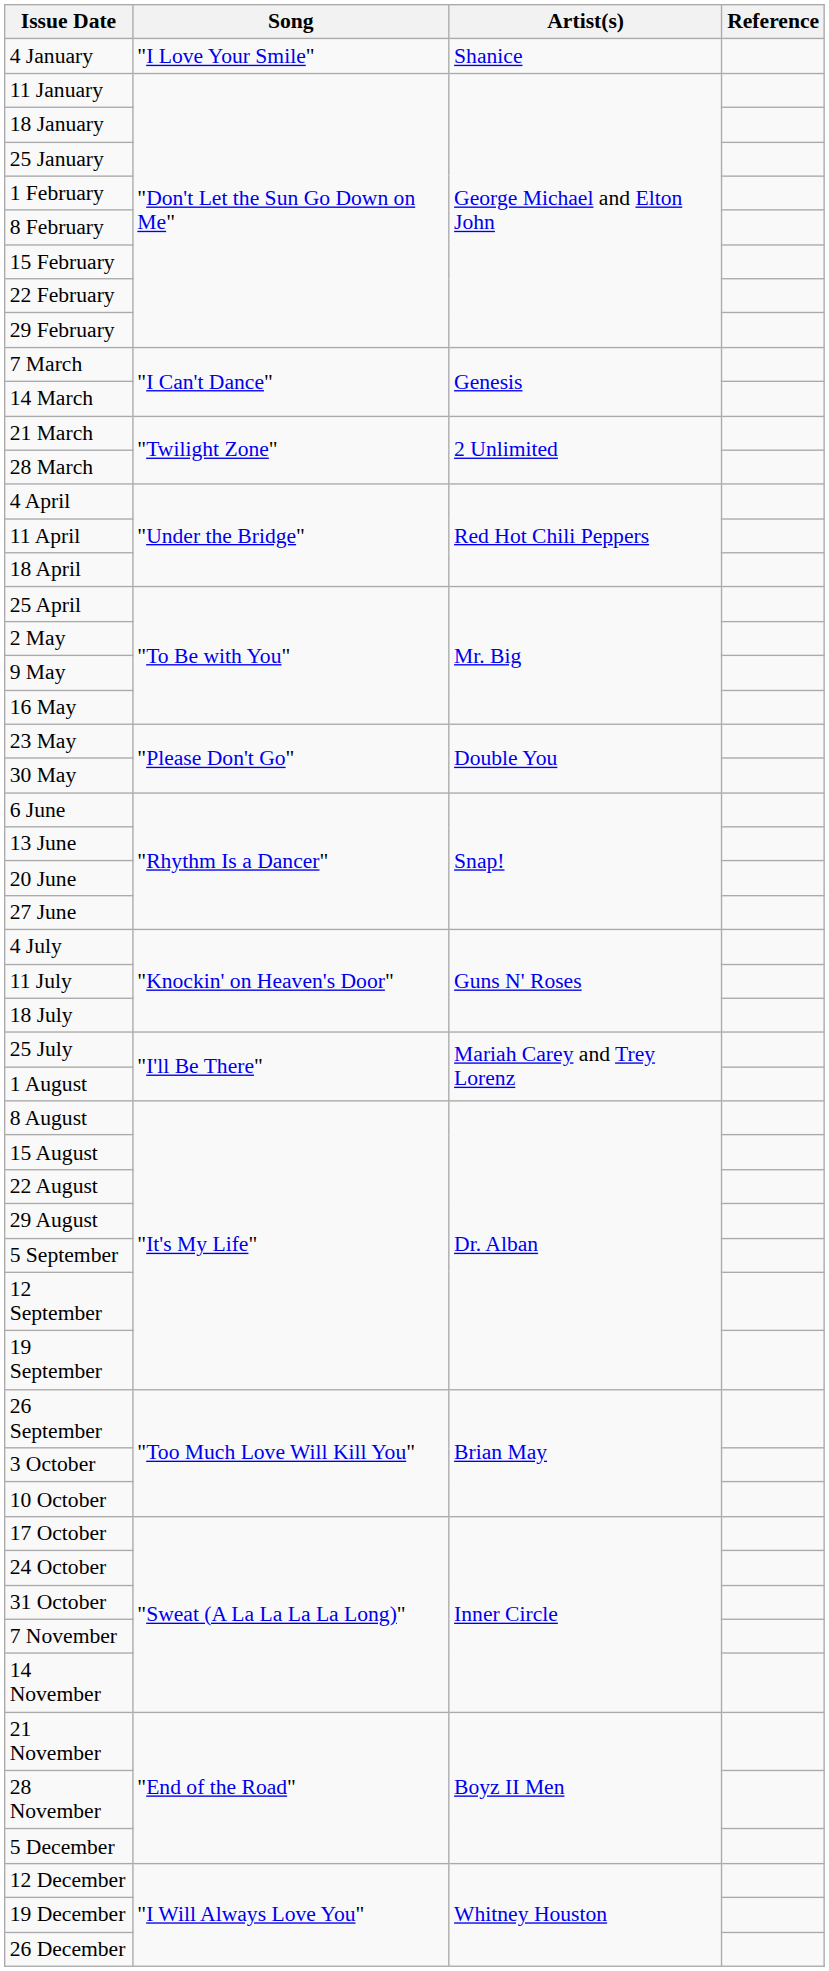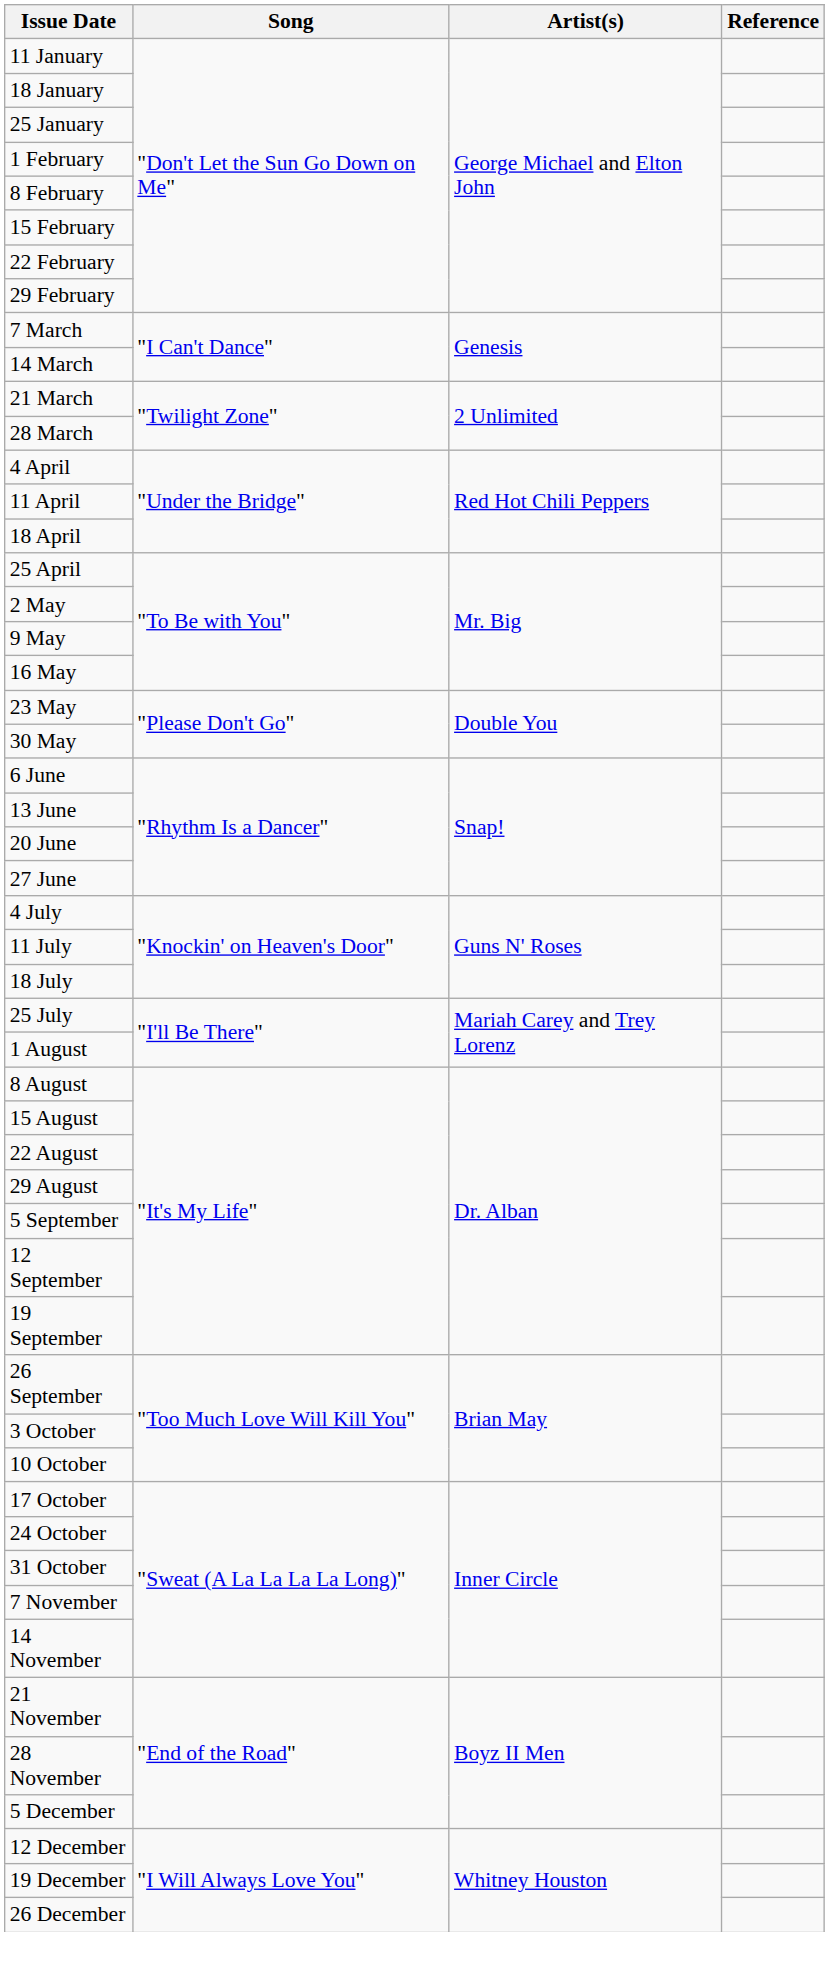- row: (51, 55)
